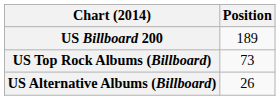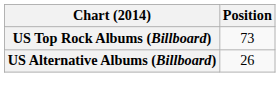- row: (112, 38)
